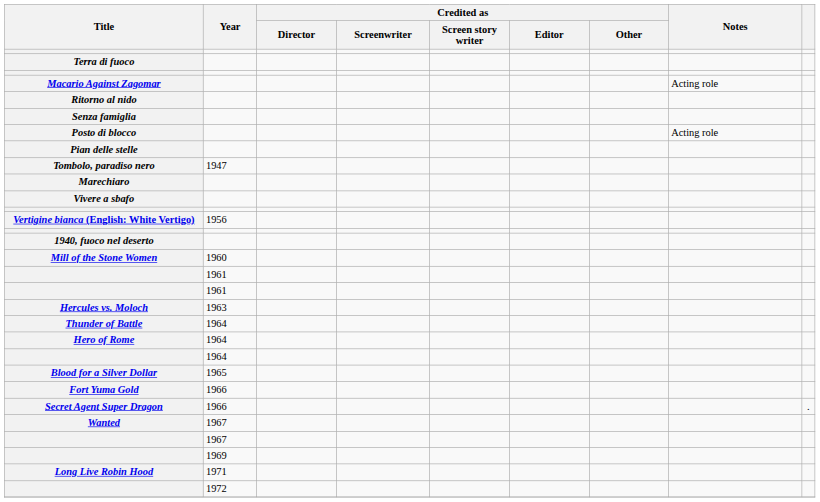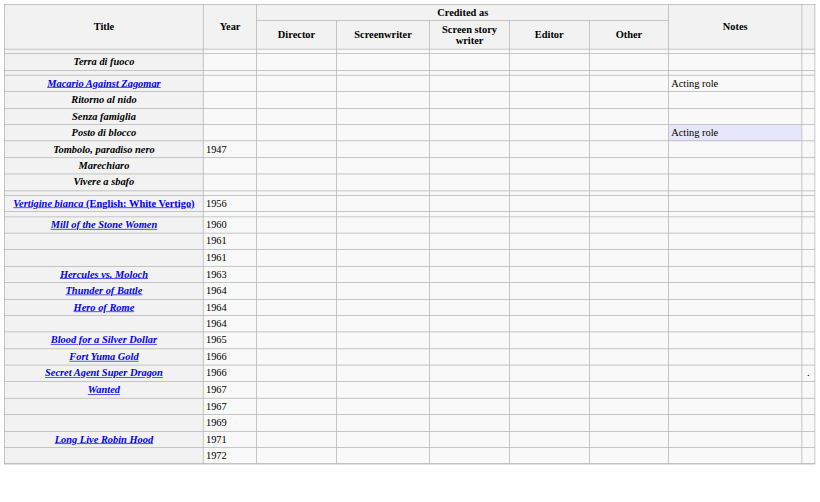(695, 132) no background -> (695, 132) lavender background
- row: (104, 149)
- row: (104, 241)
